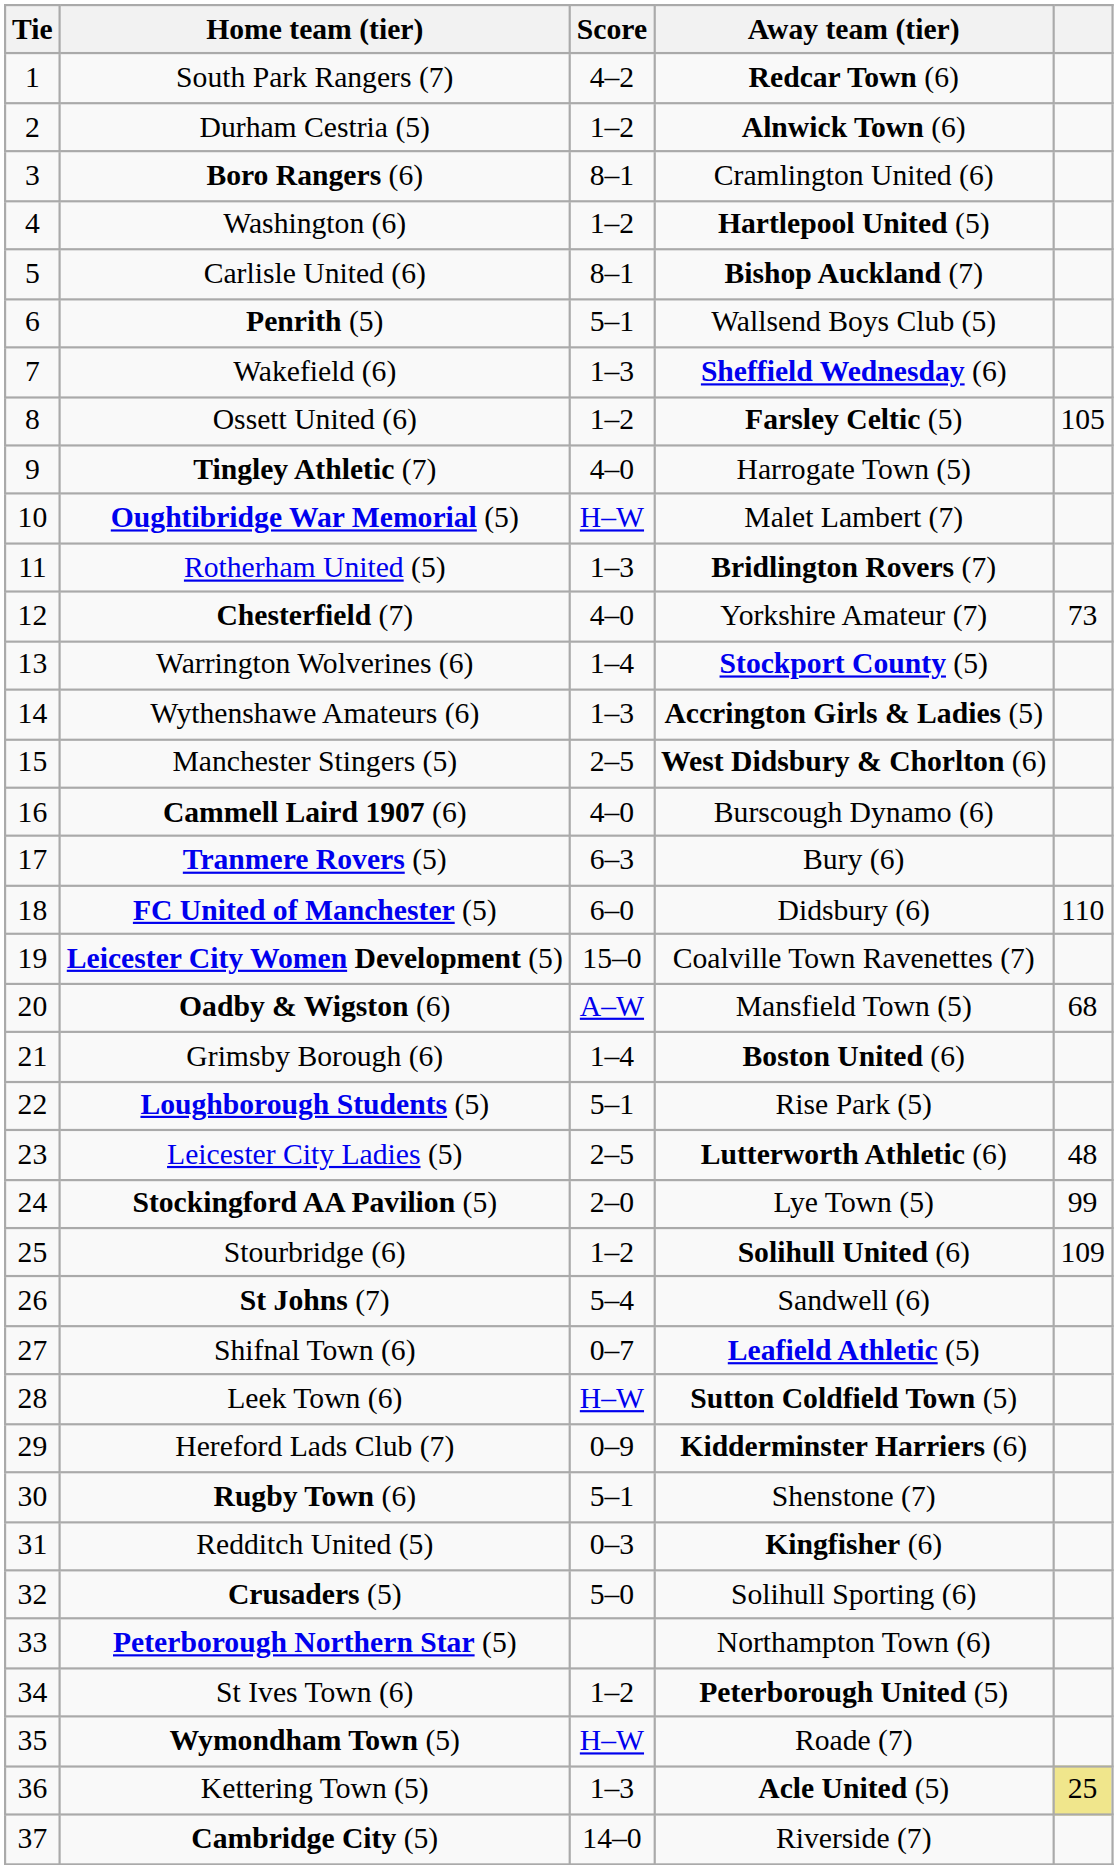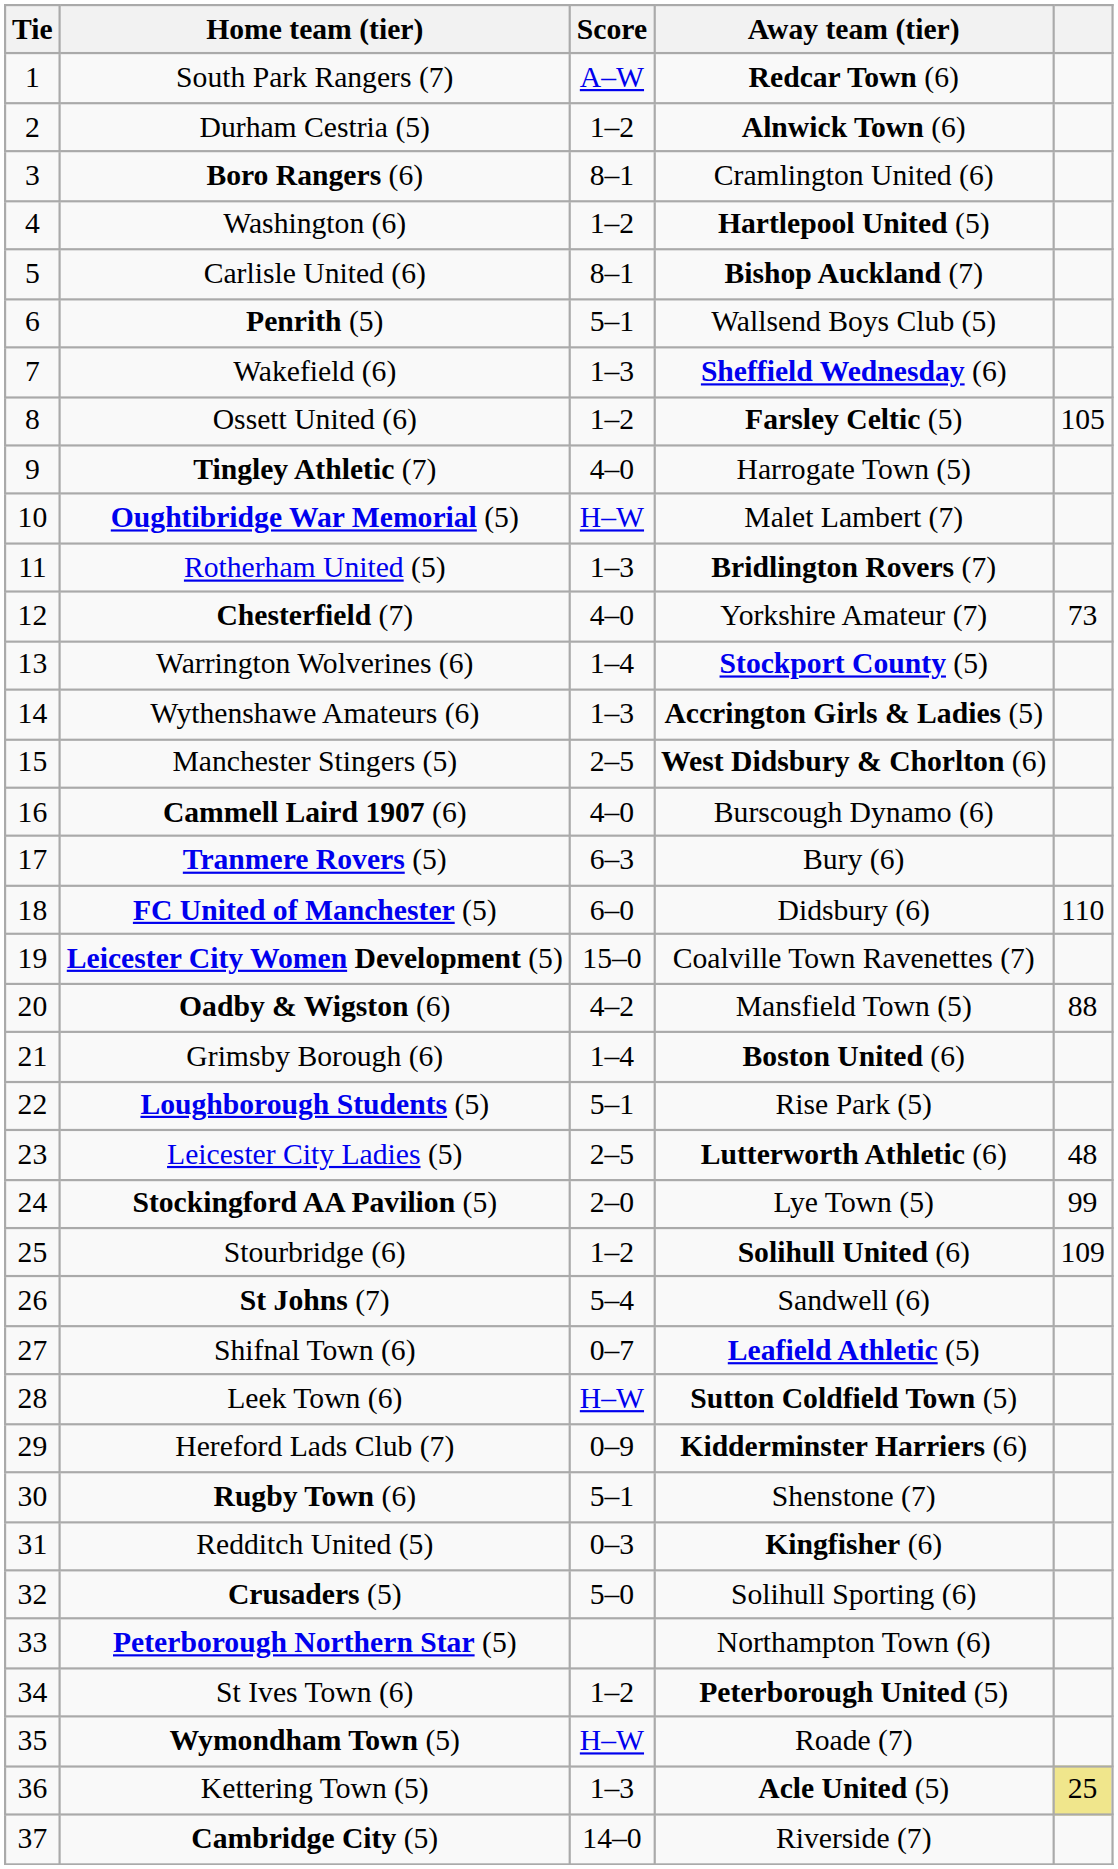(612, 77) 4–2 -> (612, 77) A–W
(612, 1006) A–W -> (612, 1006) 4–2
(1083, 1006) 68 -> (1083, 1006) 88
